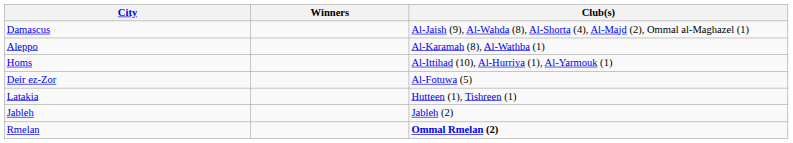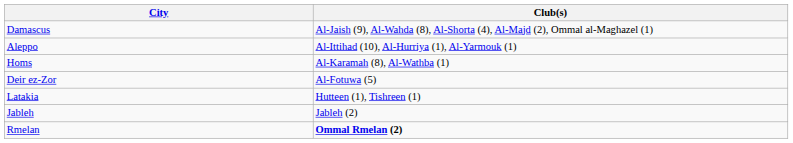- column: (330, 12)
(478, 46) Al-Karamah (8), Al-Wathba (1) -> (416, 46) Al-Ittihad (10), Al-Hurriya (1), Al-Yarmouk (1)
(512, 63) Al-Ittihad (10), Al-Hurriya (1), Al-Yarmouk (1) -> (382, 63) Al-Karamah (8), Al-Wathba (1)
